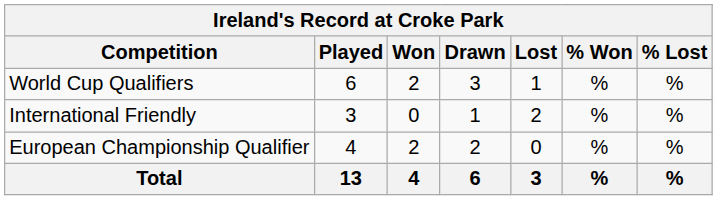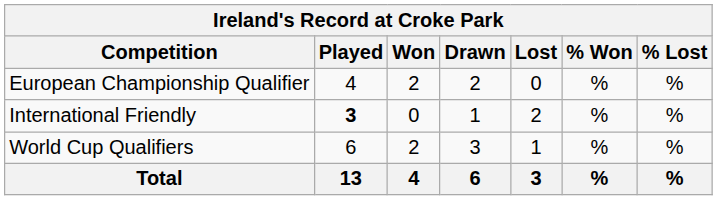rows swapped: (159, 147) <-> (101, 83)
(351, 115) normal -> (351, 115) bold
